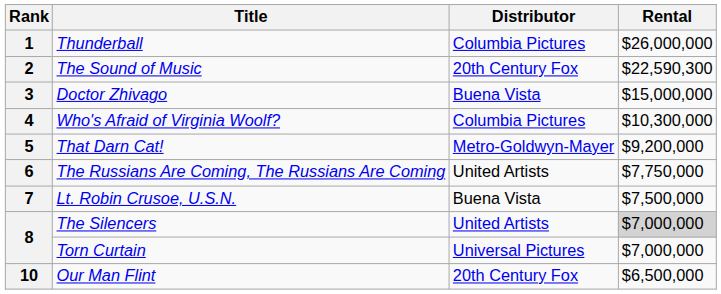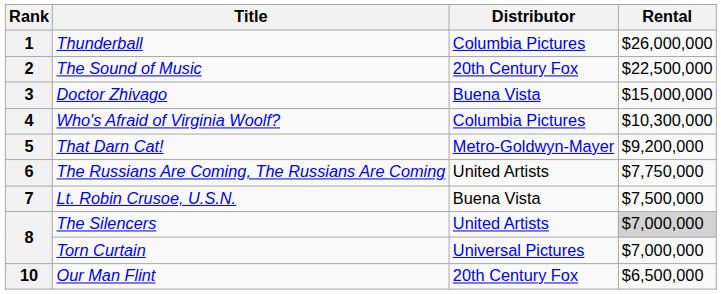(667, 69) $22,590,300 -> (667, 69) $22,500,000
